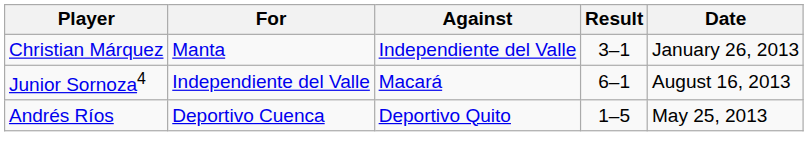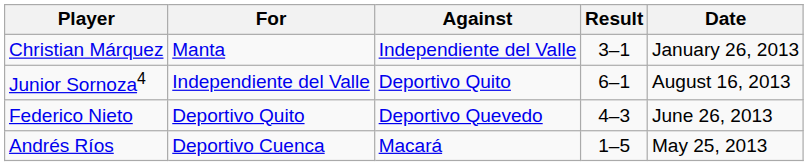(410, 82) Macará -> (445, 82) Deportivo Quito
+ row: (71, 115)
(445, 115) Deportivo Quito -> (410, 145) Macará
